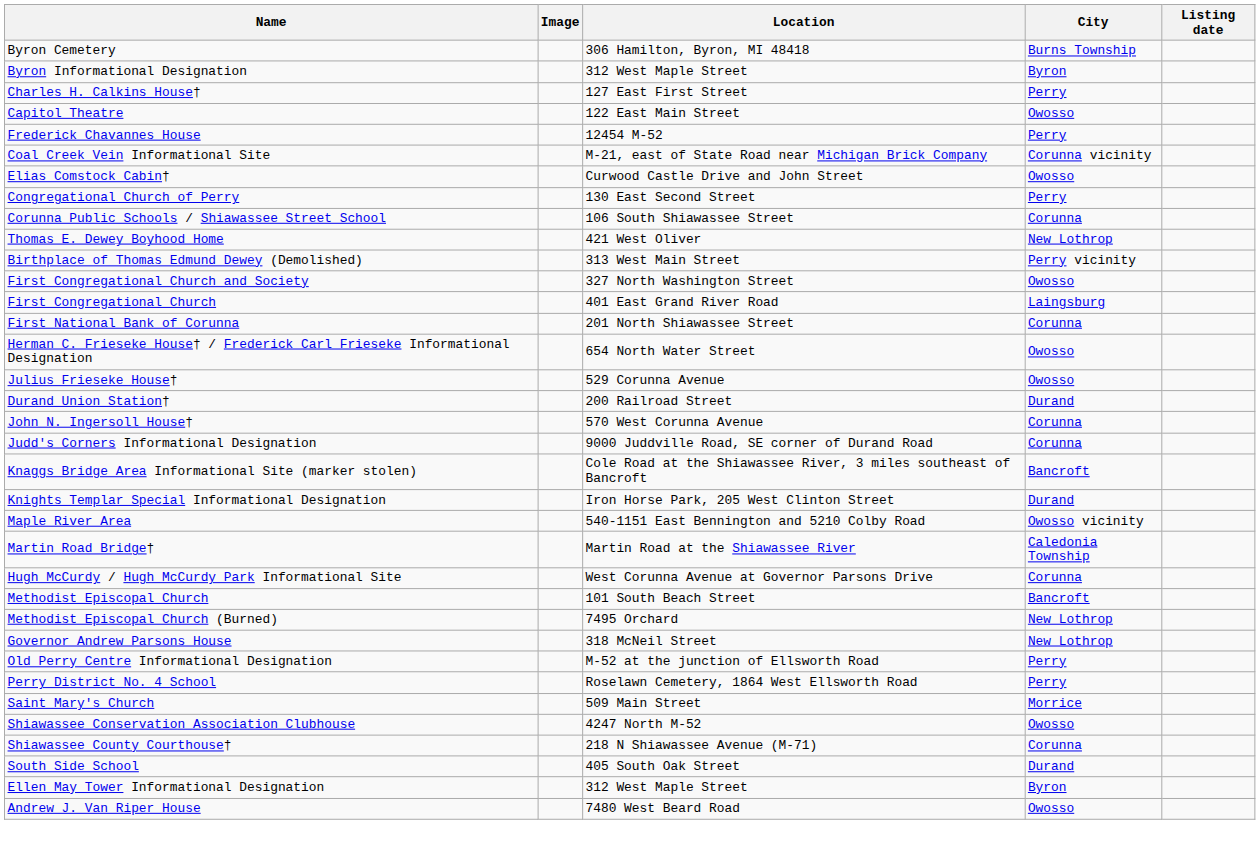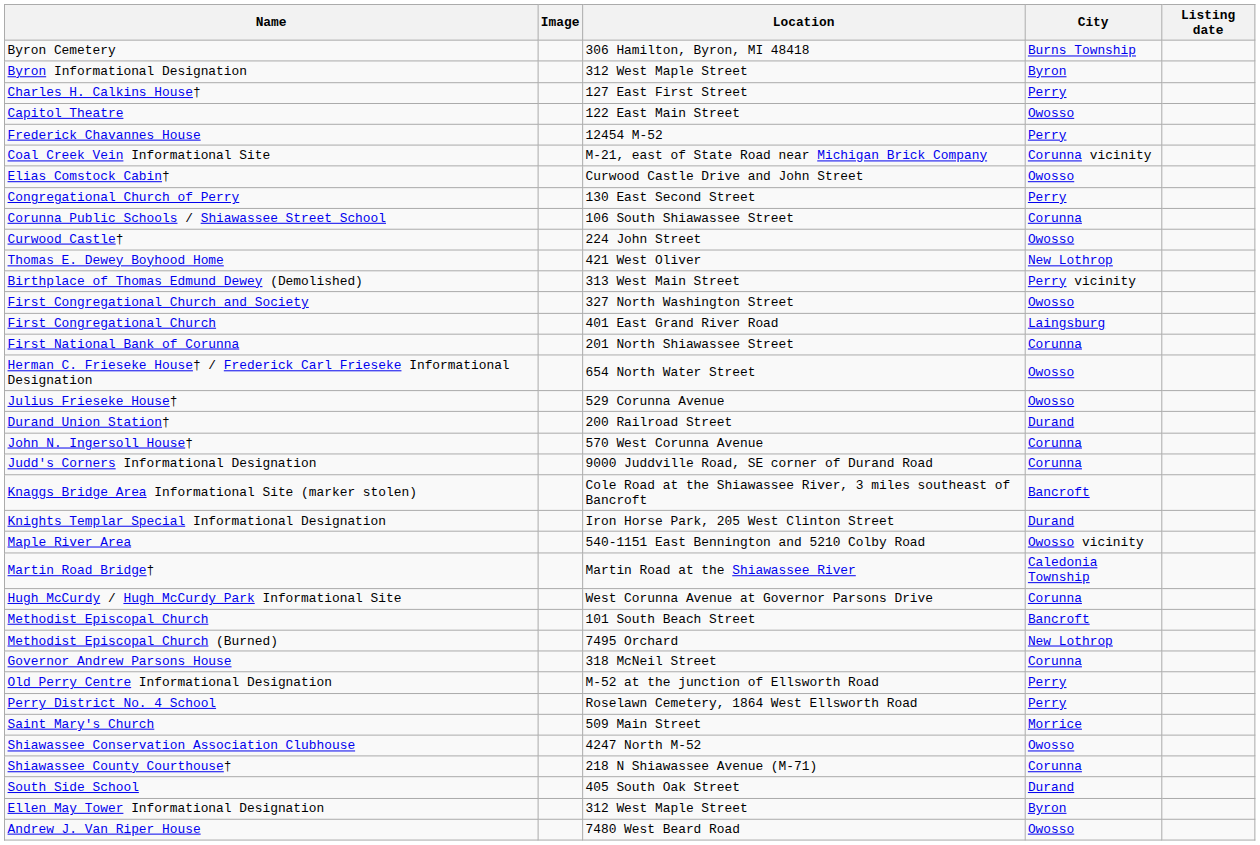+ row: (65, 240)
(1070, 641) New Lothrop -> (1055, 662) Corunna
